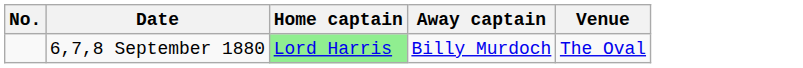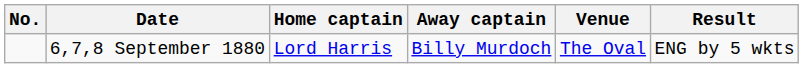+ column: (725, 19)
(333, 49) lightgreen background -> (333, 49) no background
